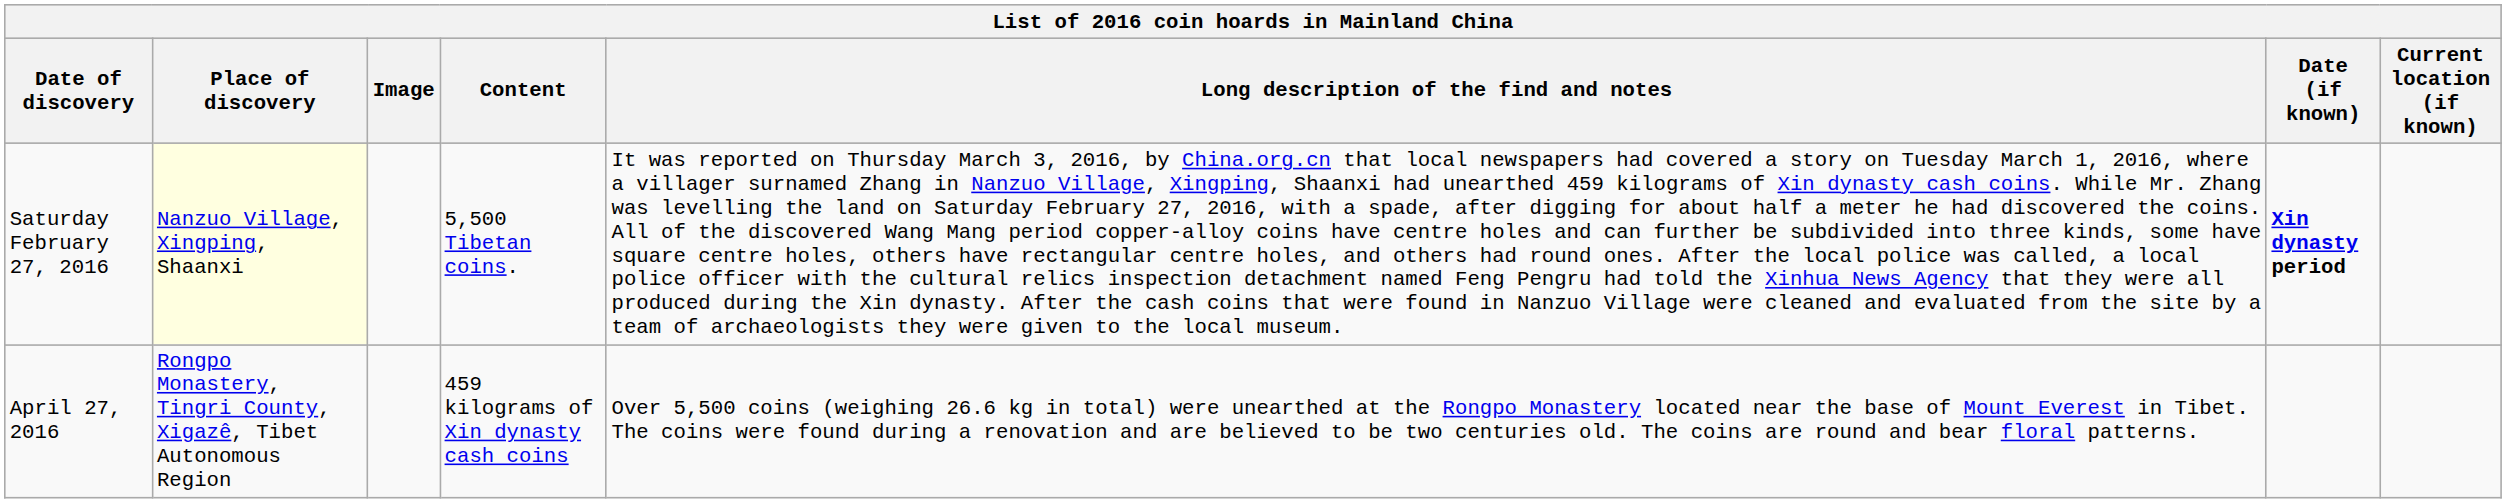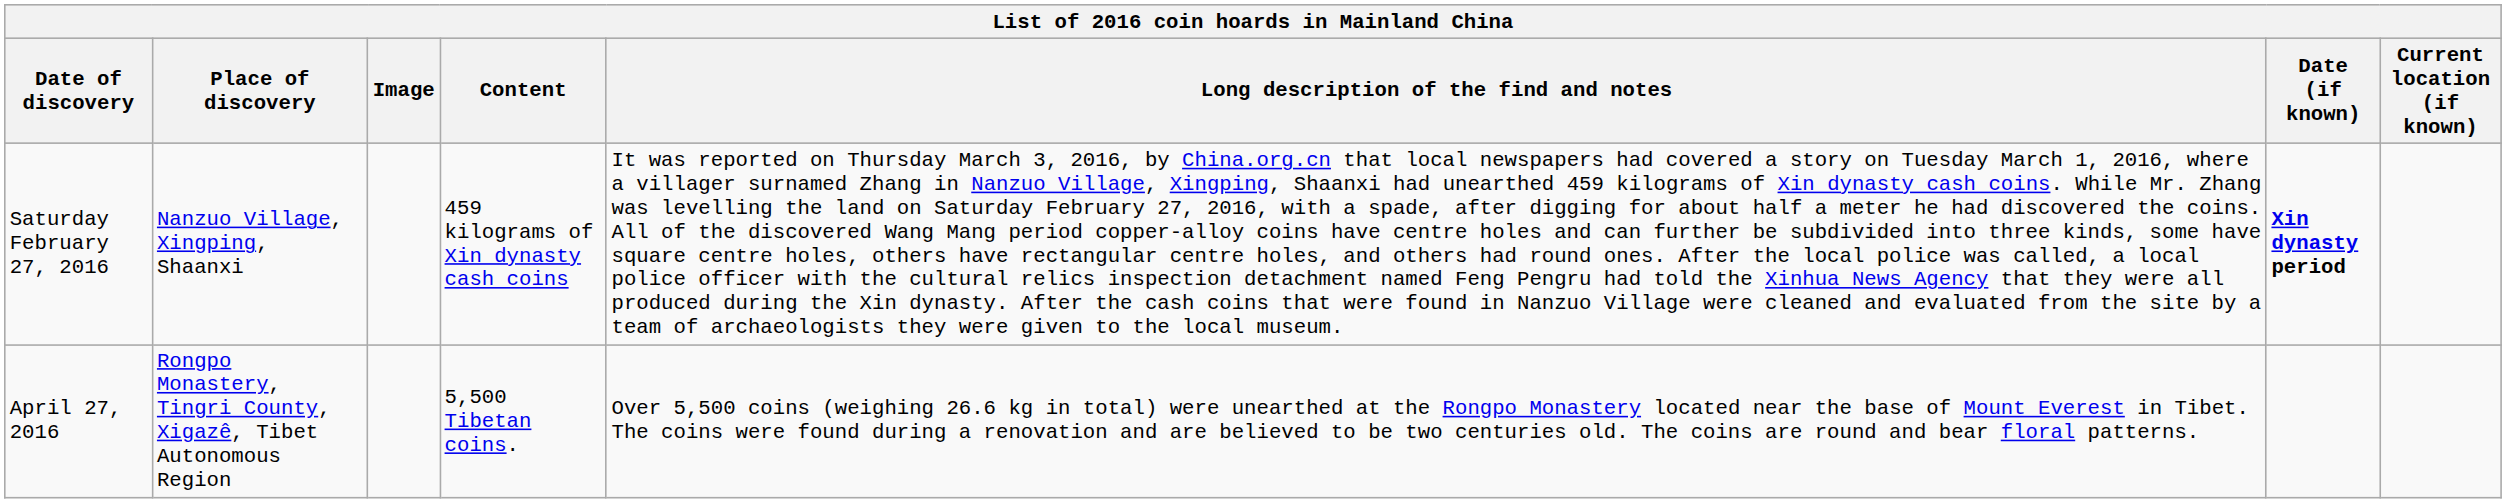(250, 244) lightyellow background -> (250, 244) no background
(488, 244) 5,500 Tibetan coins. -> (519, 244) 459 kilograms of Xin dynasty cash coins
(519, 421) 459 kilograms of Xin dynasty cash coins -> (488, 421) 5,500 Tibetan coins.
